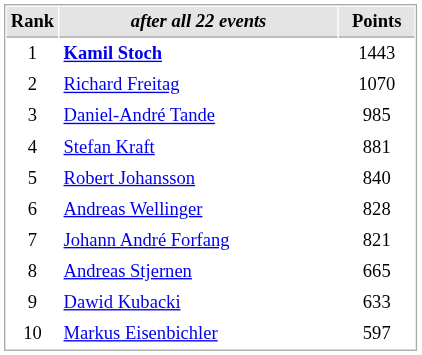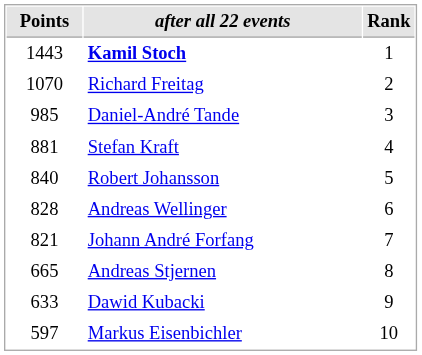columns swapped: (32, 21) <-> (377, 21)
